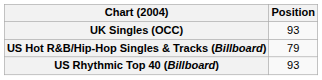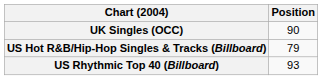(293, 30) 93 -> (293, 30) 90
